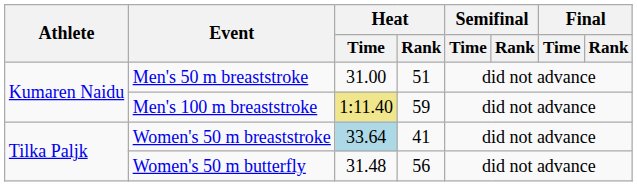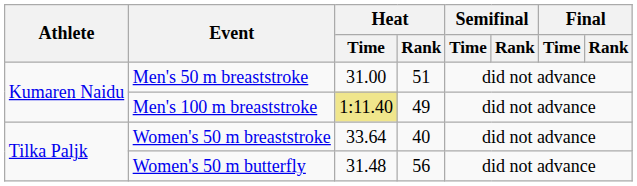(421, 107) 59 -> (421, 107) 49
(366, 136) lightblue background -> (366, 136) no background
(421, 136) 41 -> (421, 136) 40
